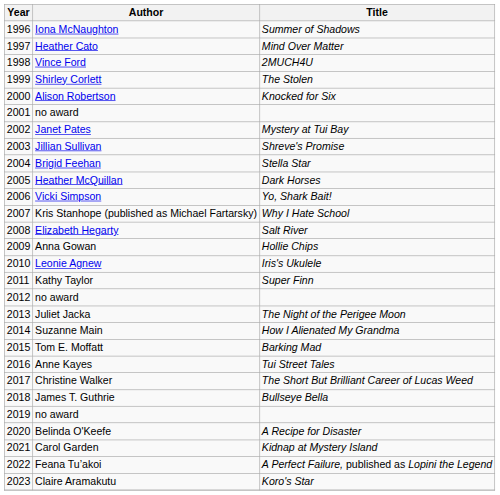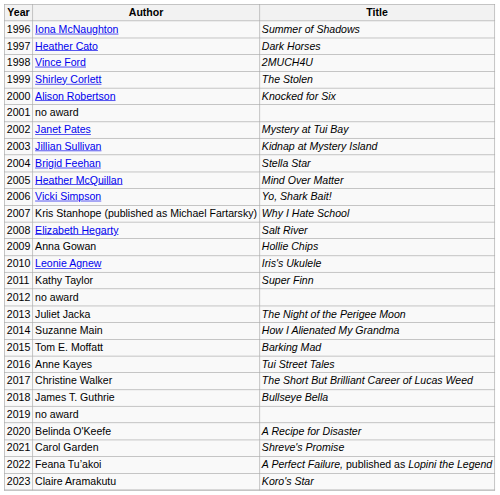(303, 46) Mind Over Matter -> (291, 46) Dark Horses
(303, 146) Shreve's Promise -> (320, 146) Kidnap at Mystery Island
(291, 180) Dark Horses -> (303, 180) Mind Over Matter
(320, 448) Kidnap at Mystery Island -> (303, 448) Shreve's Promise
